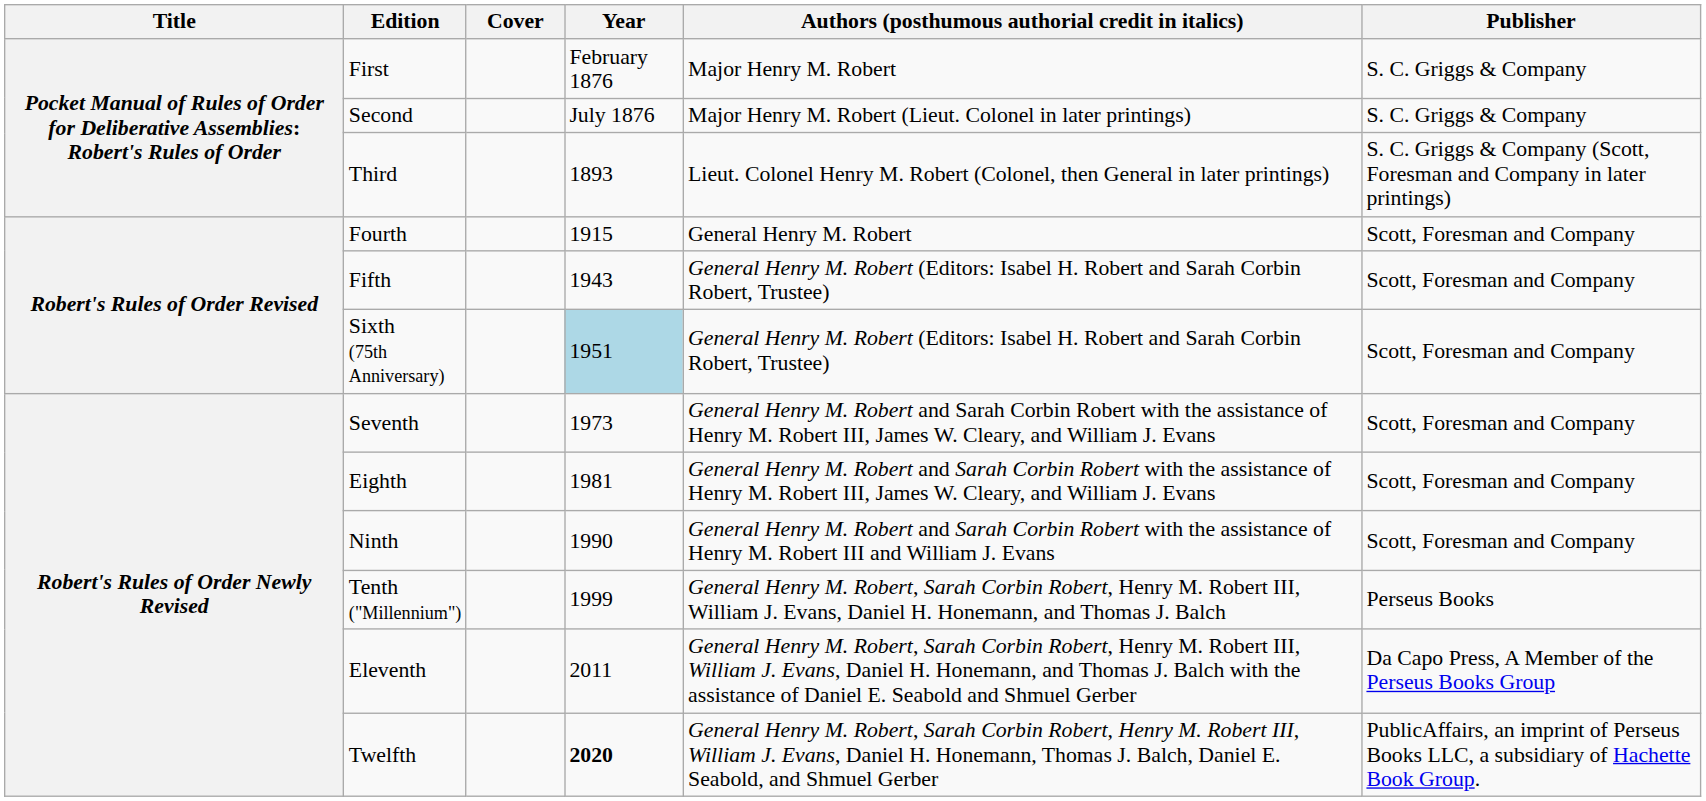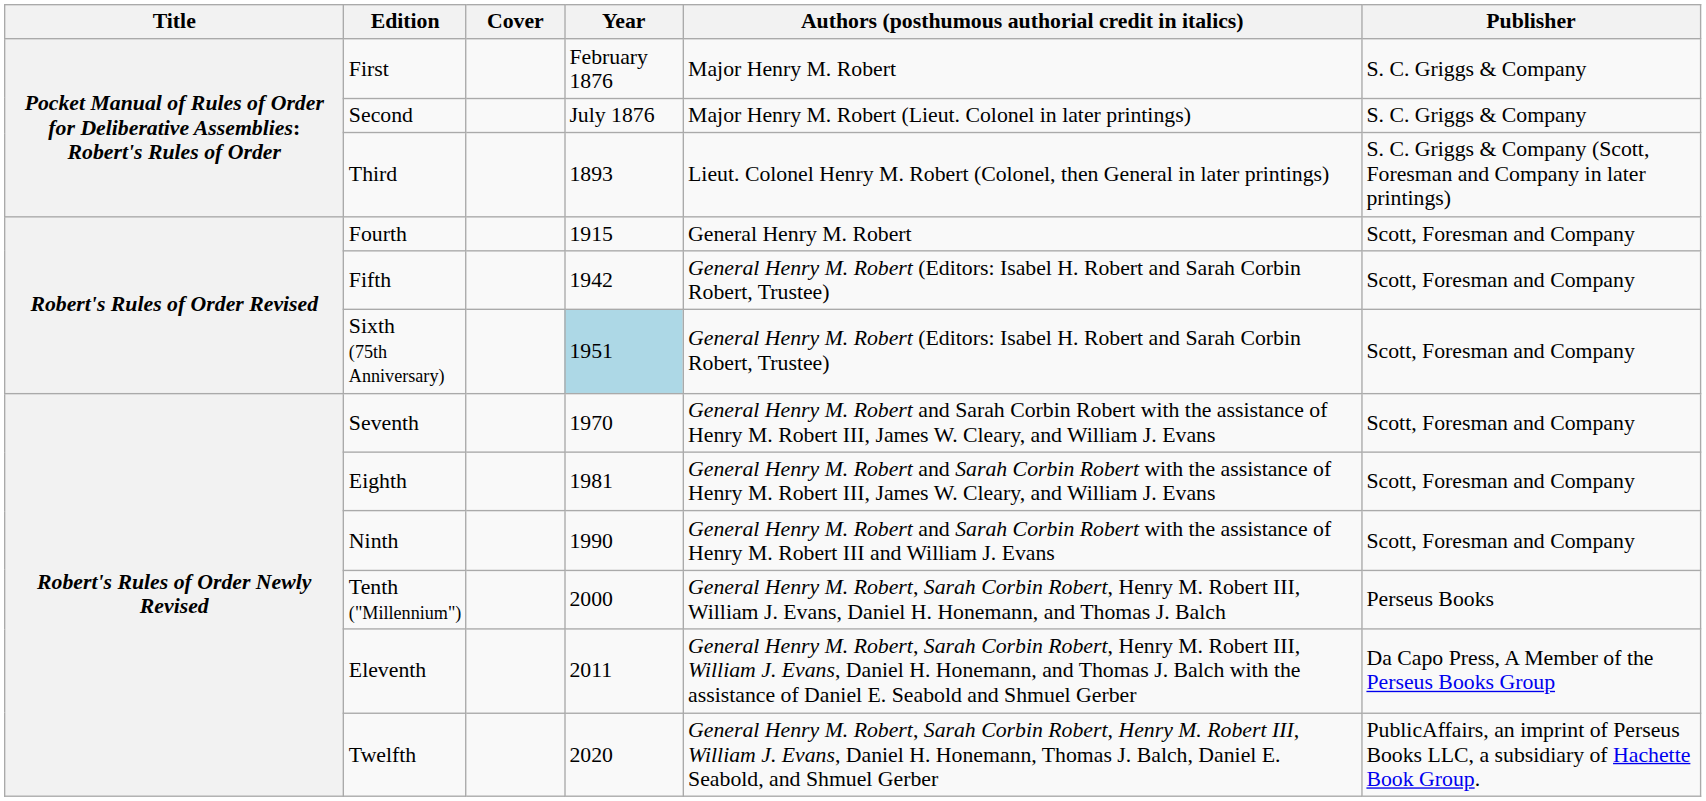(591, 279) 1943 -> (591, 279) 1942
(591, 422) 1973 -> (591, 422) 1970
(591, 599) 1999 -> (591, 599) 2000
(591, 754) bold -> (591, 754) normal
